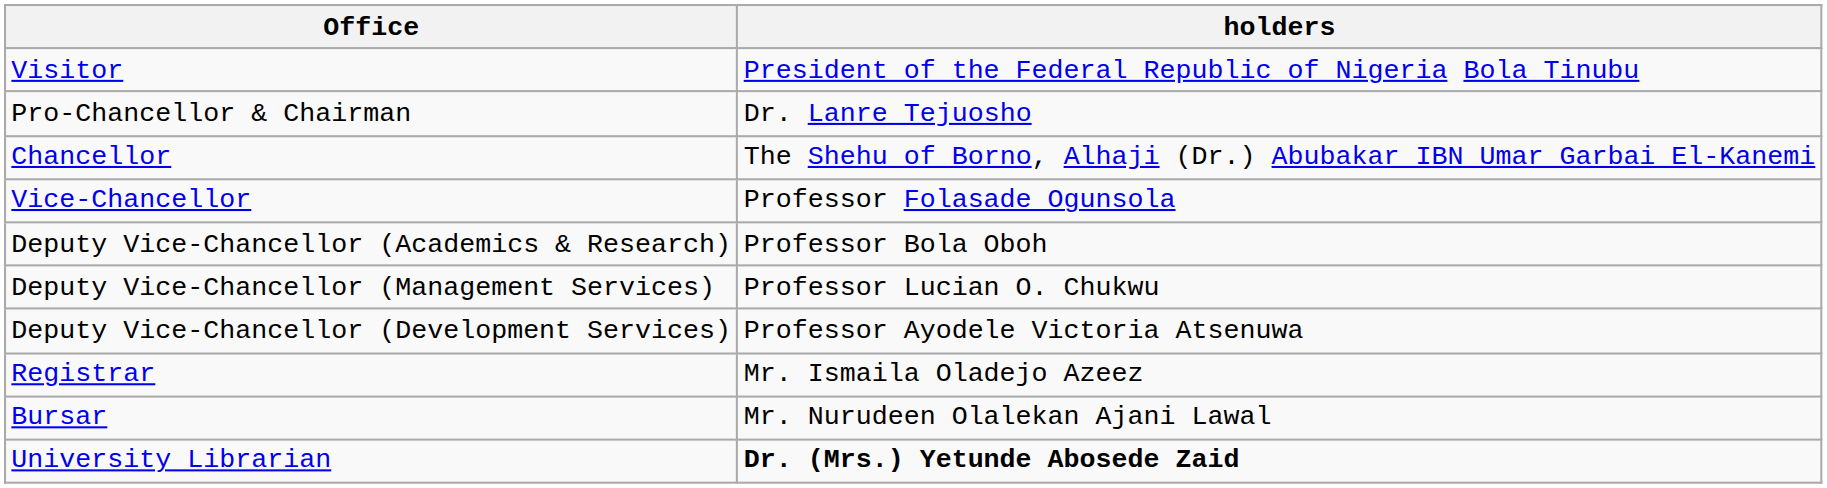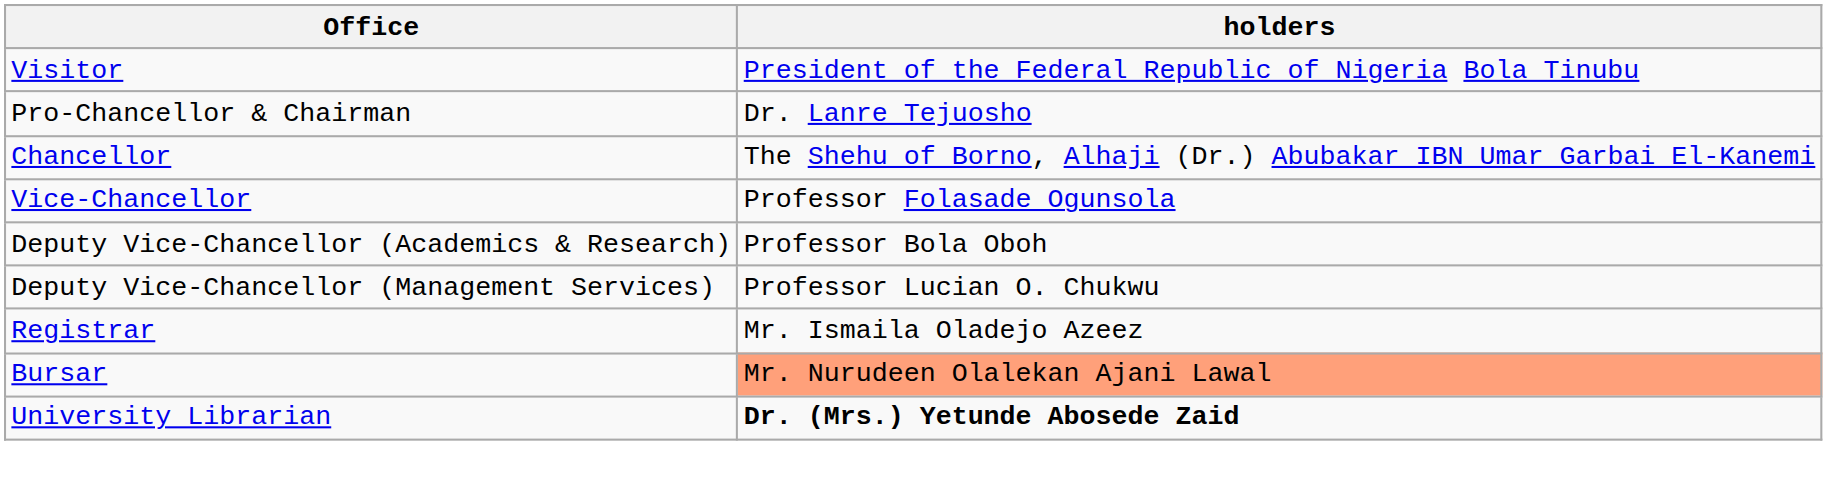- row: (371, 331)
(1008, 418) no background -> (1008, 374) lightsalmon background
